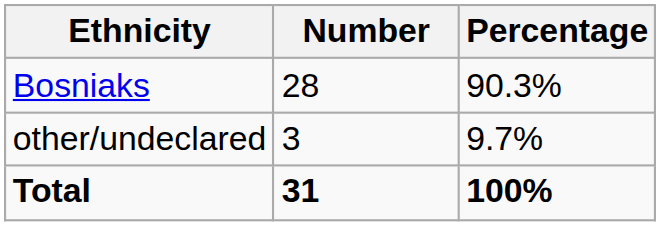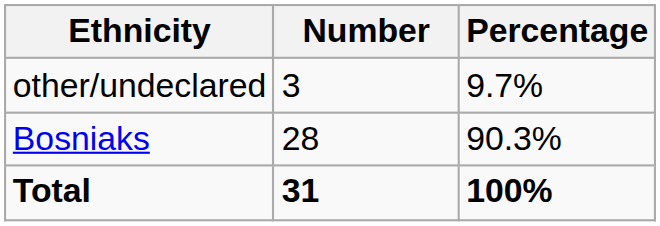rows swapped: (81, 84) <-> (140, 138)
